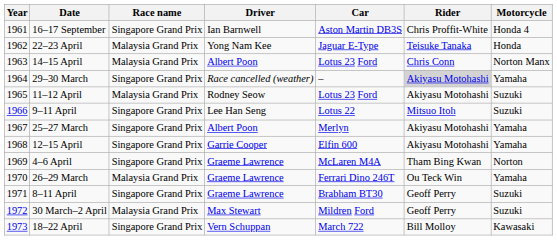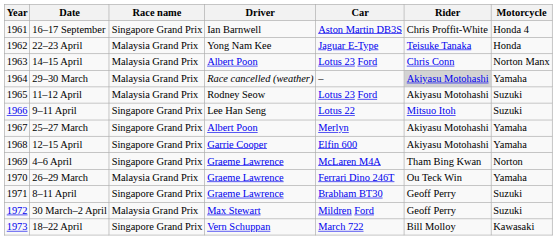(157, 78) Singapore Grand Prix -> (155, 78) Malaysia Grand Prix
